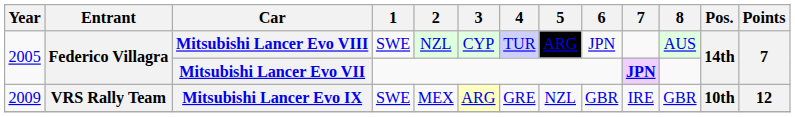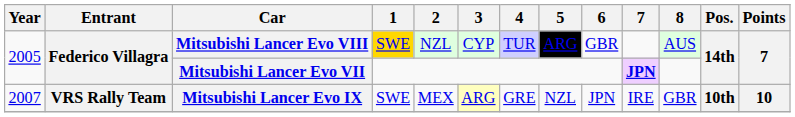(393, 44) no background -> (393, 44) gold background
(602, 44) JPN -> (602, 44) GBR
(25, 97) 2009 -> (25, 97) 2007
(602, 97) GBR -> (602, 97) JPN
(764, 97) 12 -> (764, 97) 10
